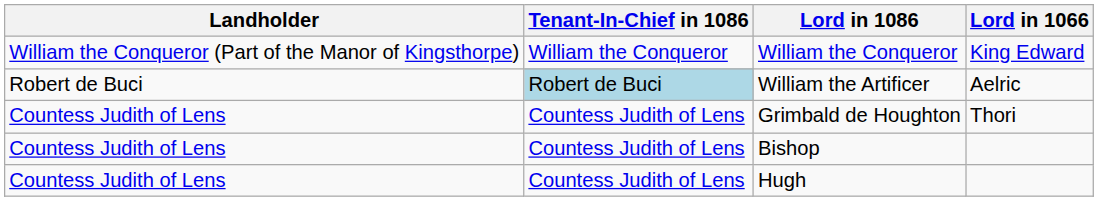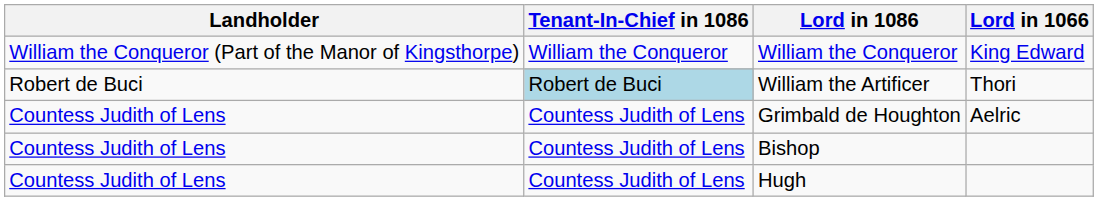(995, 84) Aelric -> (993, 84) Thori
(993, 116) Thori -> (995, 116) Aelric
